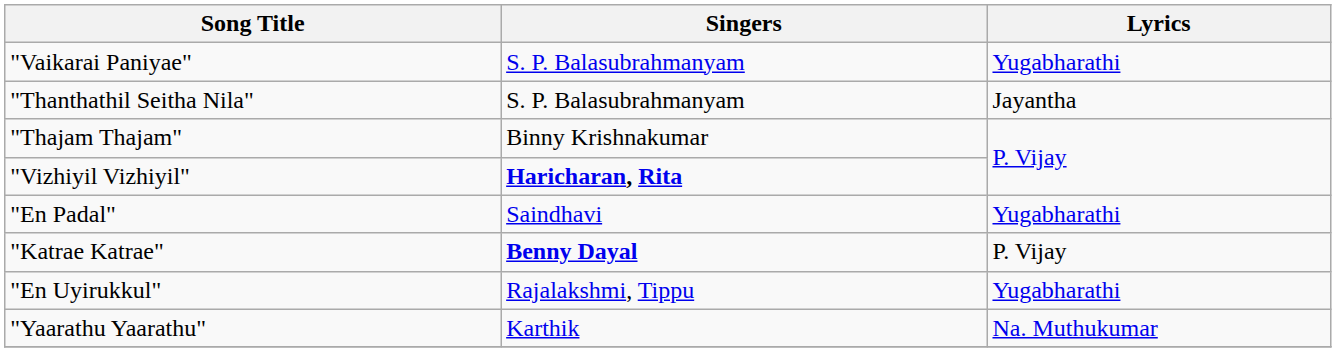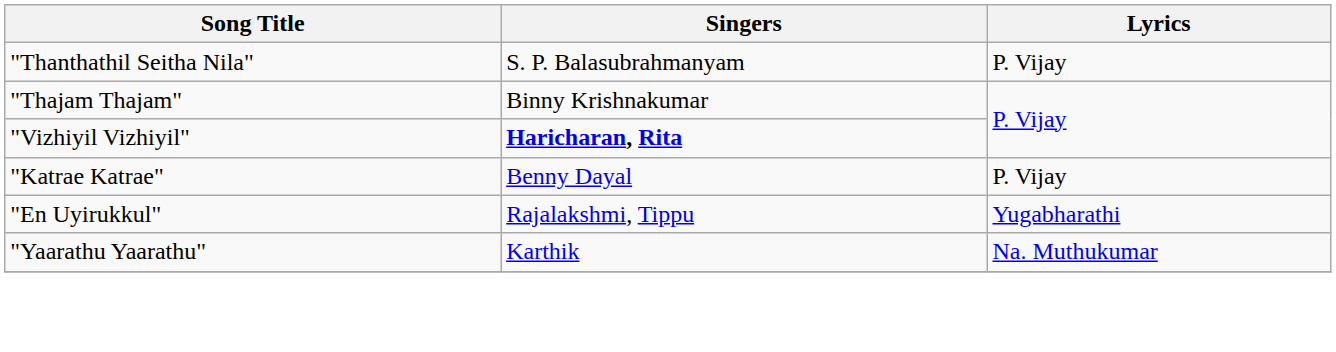- row: (101, 61)
(1034, 99) Jayantha -> (1030, 61) P. Vijay
- row: (63, 213)
(572, 251) bold -> (569, 175) normal
